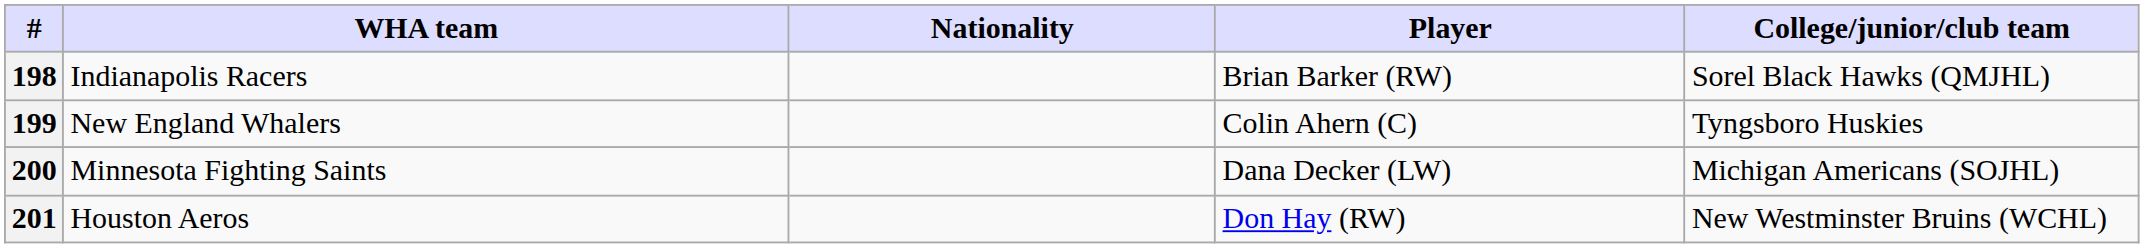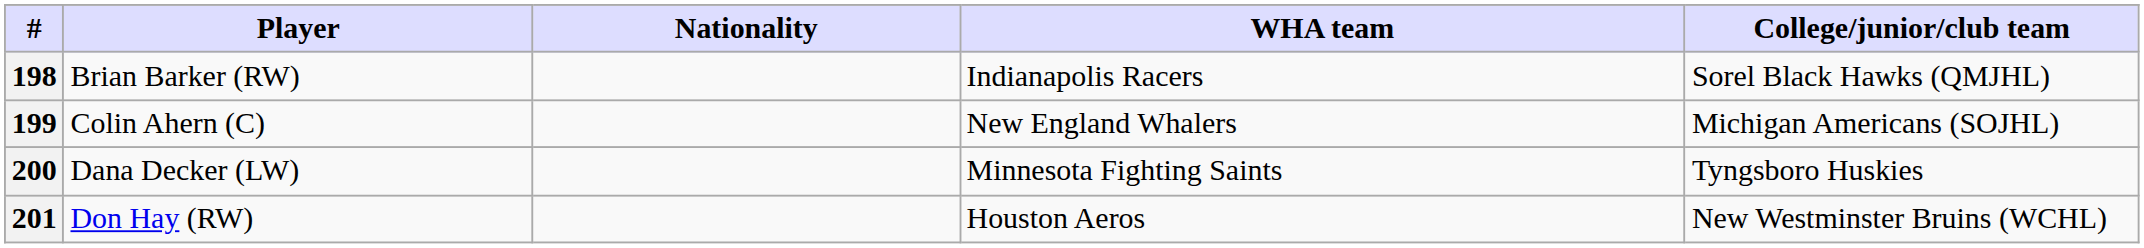columns swapped: (1450, 28) <-> (426, 28)
(1808, 123) Tyngsboro Huskies -> (1876, 123) Michigan Americans (SOJHL)
(1876, 170) Michigan Americans (SOJHL) -> (1808, 170) Tyngsboro Huskies
